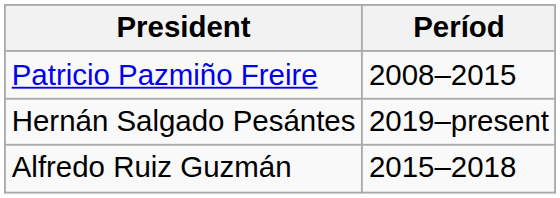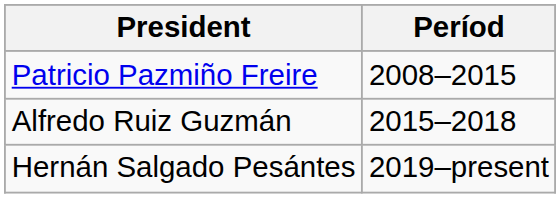rows swapped: (152, 167) <-> (184, 121)
